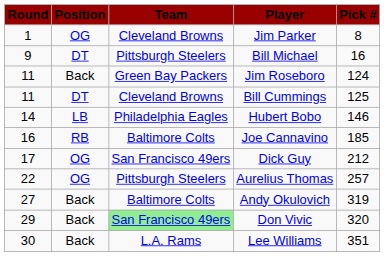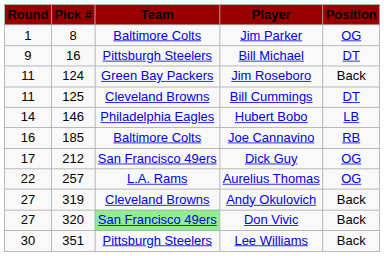columns swapped: (358, 14) <-> (80, 14)
(171, 35) Cleveland Browns -> (157, 35) Baltimore Colts
(171, 179) Pittsburgh Steelers -> (157, 179) L.A. Rams
(171, 199) Baltimore Colts -> (157, 199) Cleveland Browns
(28, 220) 29 -> (28, 220) 27
(171, 240) L.A. Rams -> (157, 240) Pittsburgh Steelers
